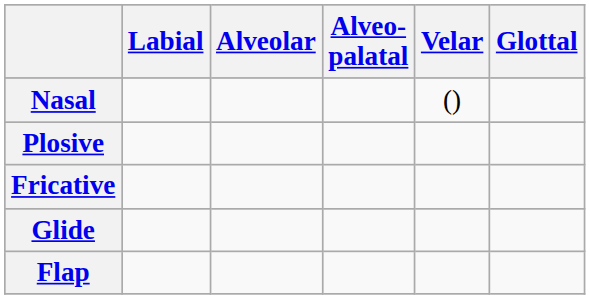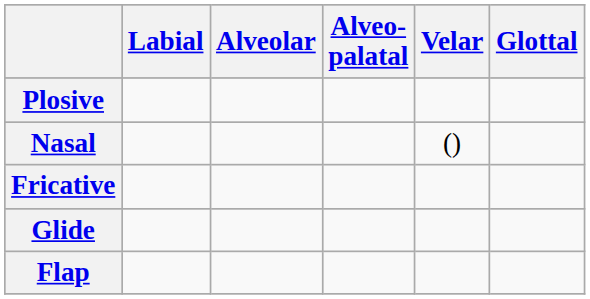rows swapped: (63, 99) <-> (63, 142)
